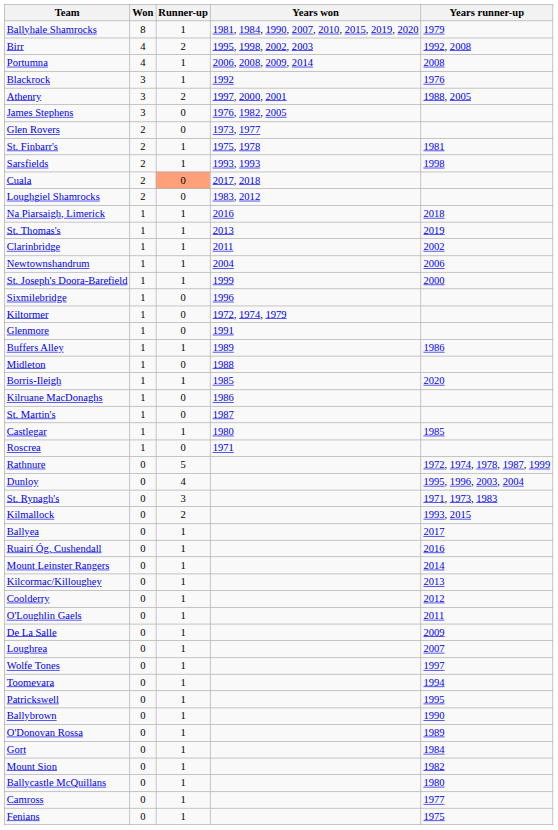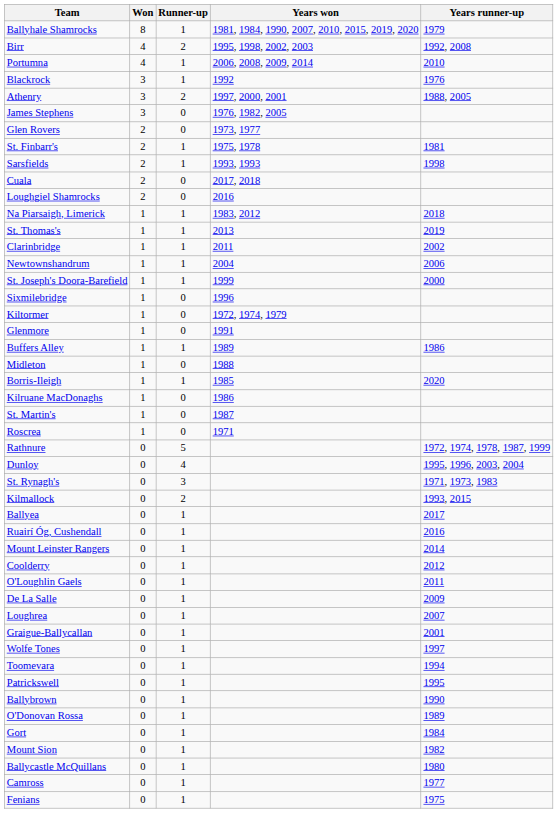(434, 63) 2008 -> (434, 63) 2010
(183, 180) lightsalmon background -> (183, 180) no background
(236, 197) 1983, 2012 -> (223, 197) 2016
(223, 213) 2016 -> (236, 213) 1983, 2012
- row: (27, 431)
- row: (54, 582)
+ row: (50, 632)
